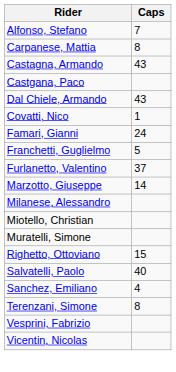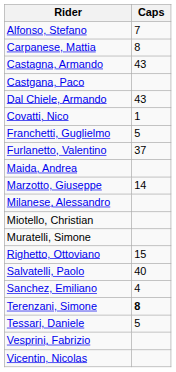- row: (43, 133)
+ row: (42, 168)
(137, 306) normal -> (137, 306) bold
+ row: (46, 323)
